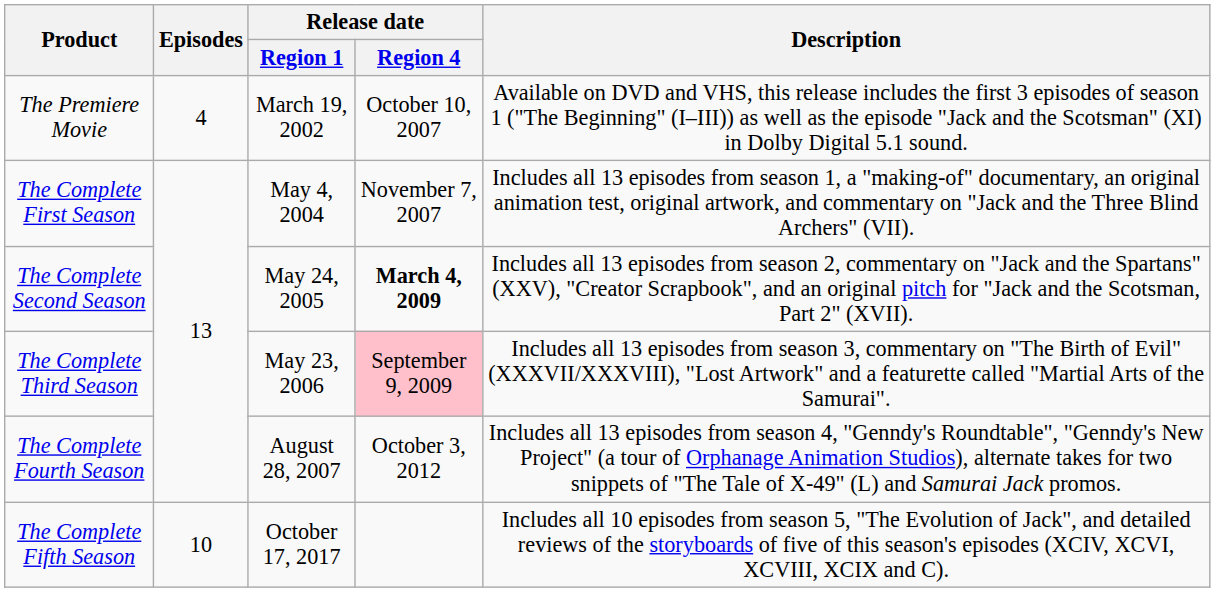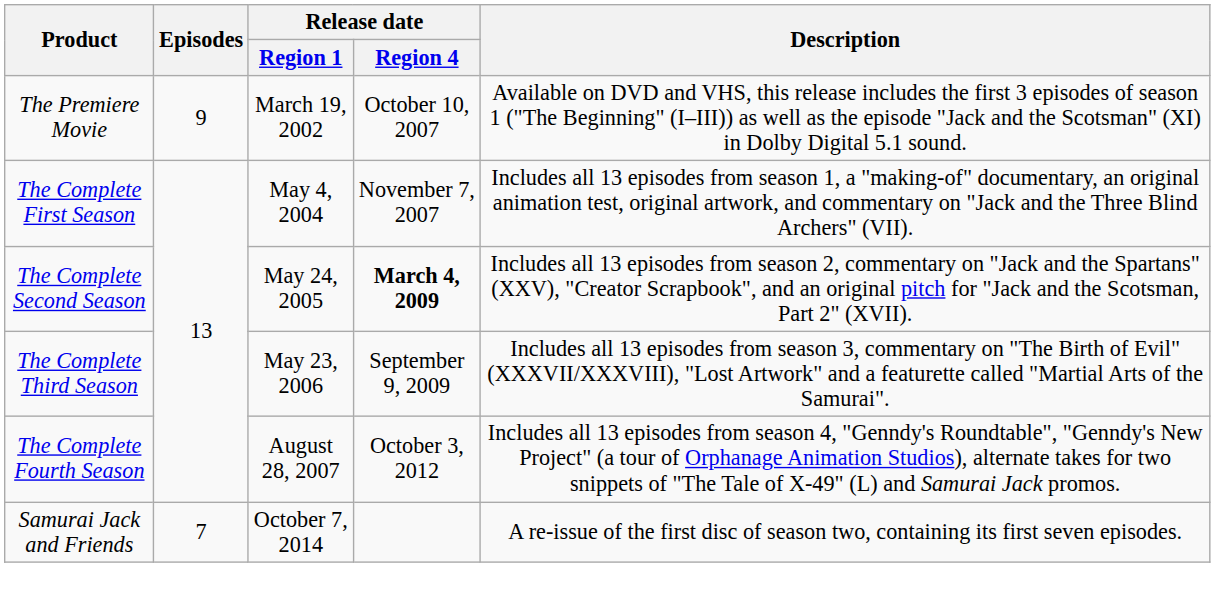(201, 117) 4 -> (201, 117) 9
(419, 373) pink background -> (417, 373) no background
+ row: (79, 531)
- row: (79, 544)
